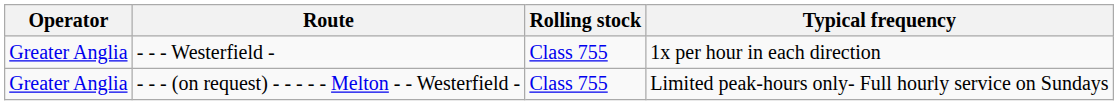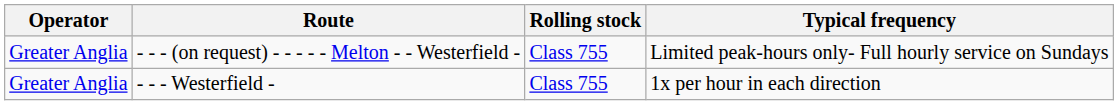rows swapped: (206, 52) <-> (328, 83)
